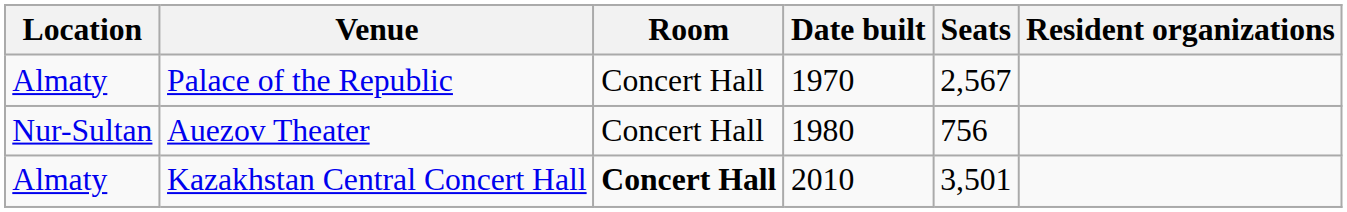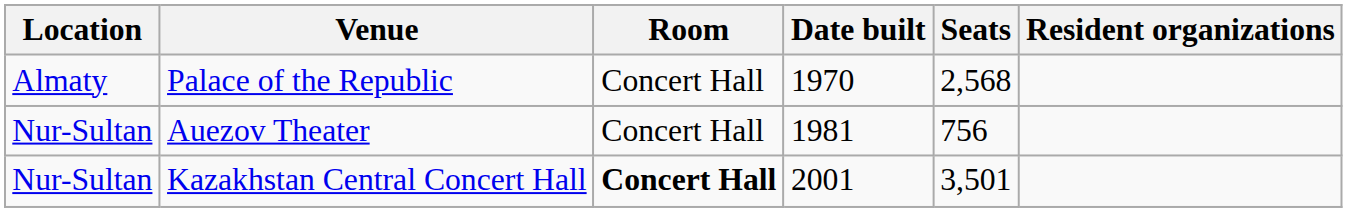(976, 79) 2,567 -> (976, 79) 2,568
(823, 130) 1980 -> (823, 130) 1981
(60, 180) Almaty -> (82, 180) Nur-Sultan
(823, 180) 2010 -> (823, 180) 2001
